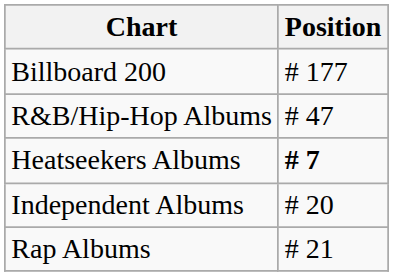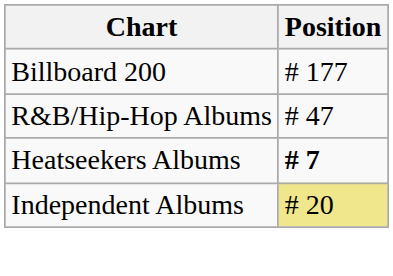(309, 204) no background -> (309, 204) khaki background
- row: (81, 248)
